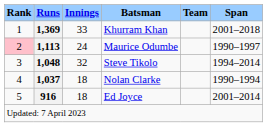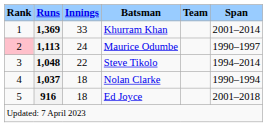(236, 29) 2001–2018 -> (236, 29) 2001–2014
(82, 63) 32 -> (82, 63) 22
(236, 96) 2001–2014 -> (236, 96) 2001–2018
